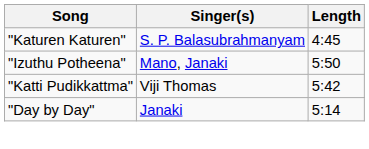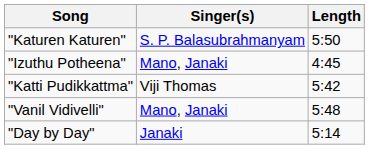(326, 40) 4:45 -> (326, 40) 5:50
(326, 63) 5:50 -> (326, 63) 4:45
+ row: (56, 110)
